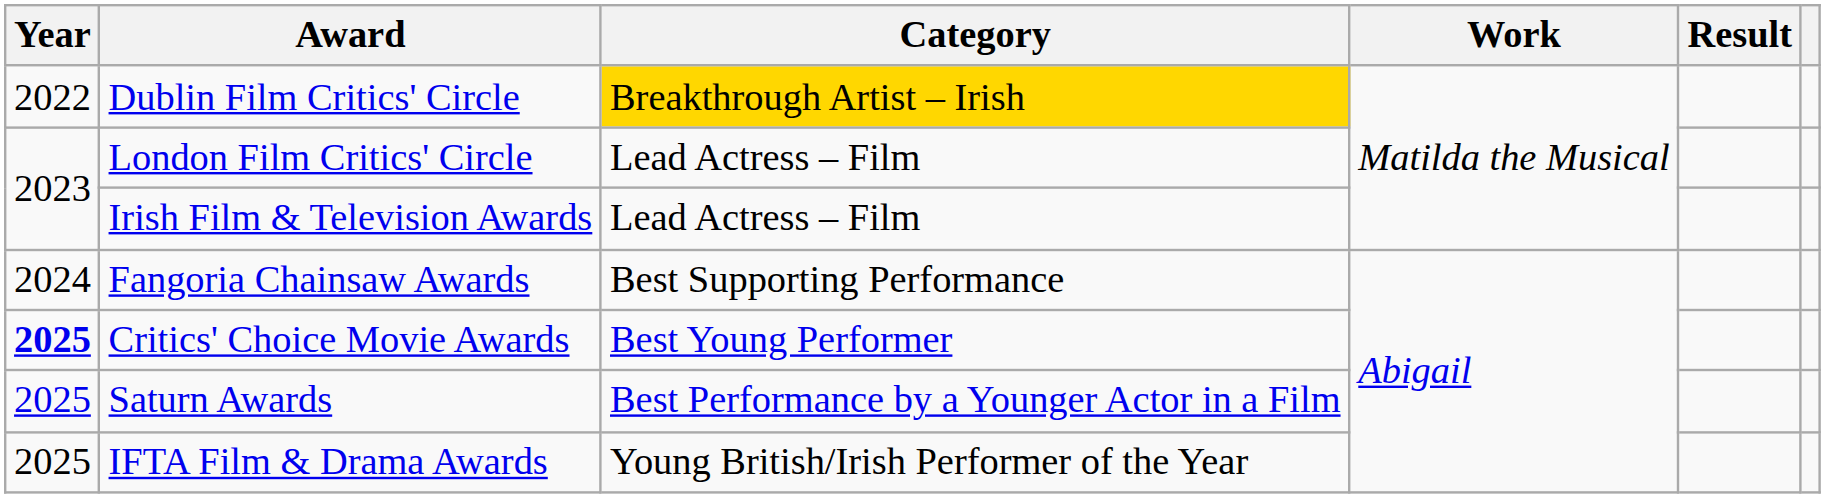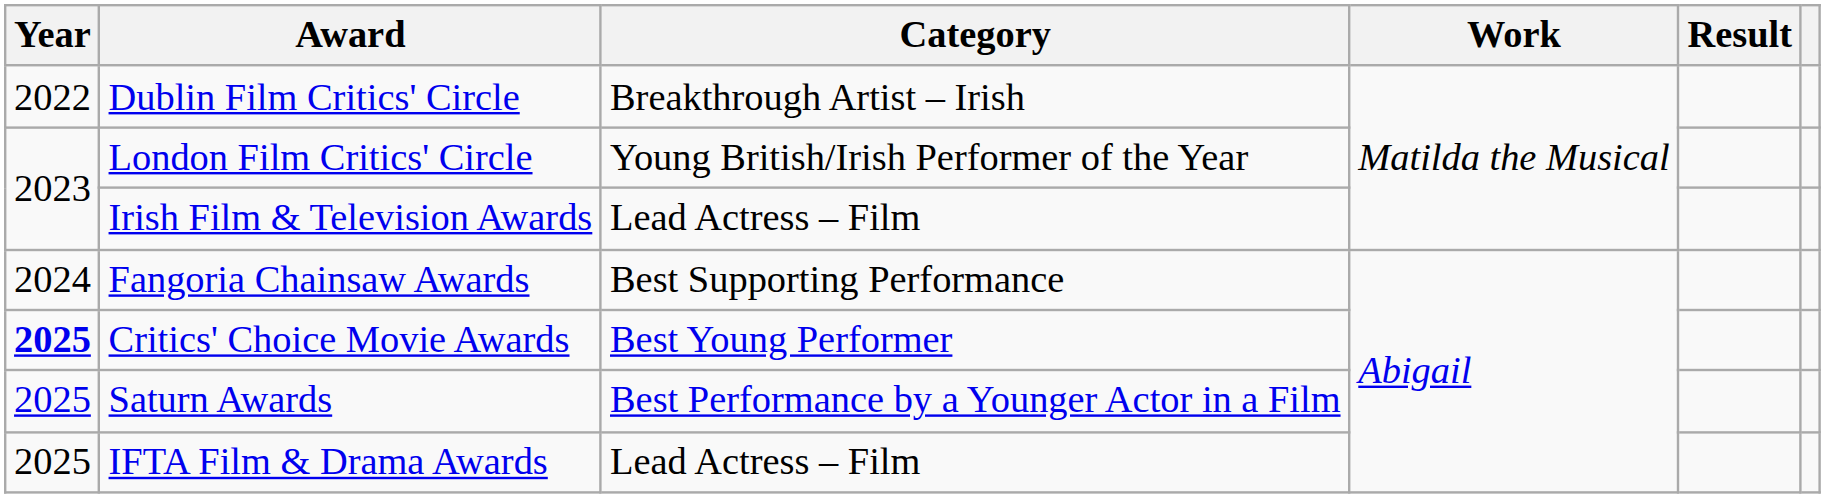(817, 95) gold background -> (817, 95) no background
(765, 156) Lead Actress – Film -> (929, 156) Young British/Irish Performer of the Year
(929, 461) Young British/Irish Performer of the Year -> (765, 461) Lead Actress – Film
